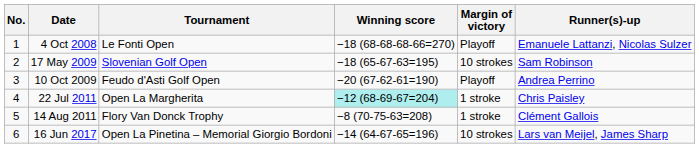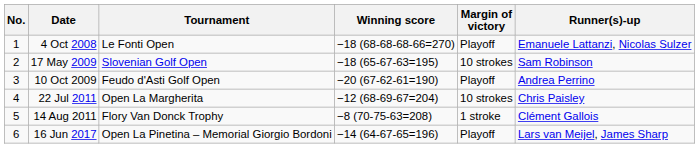(388, 99) paleturquoise background -> (388, 99) no background
(480, 99) 1 stroke -> (486, 99) 10 strokes
(486, 135) 10 strokes -> (477, 135) Playoff
